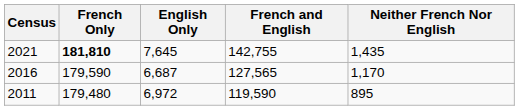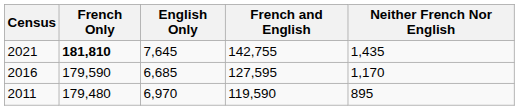(160, 72) 6,687 -> (160, 72) 6,685
(253, 72) 127,565 -> (253, 72) 127,595
(160, 94) 6,972 -> (160, 94) 6,970
